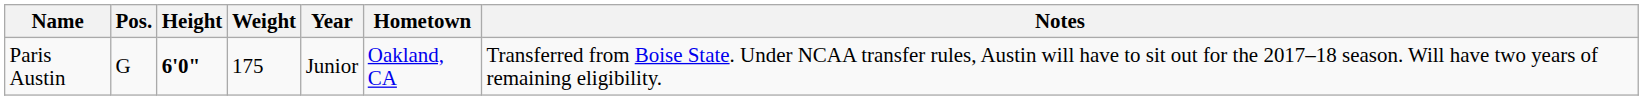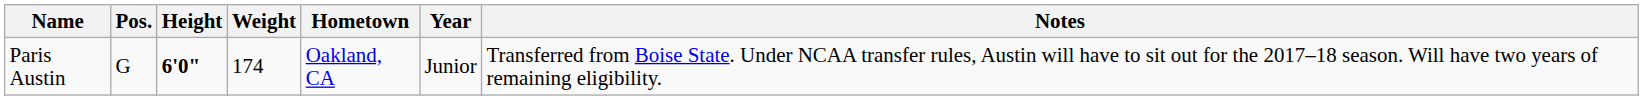columns swapped: (332, 21) <-> (422, 21)
(248, 66) 175 -> (248, 66) 174
